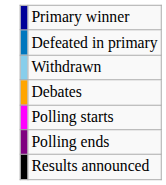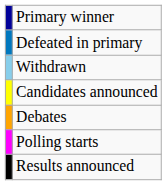+ row: (87, 92)
- row: (70, 142)
